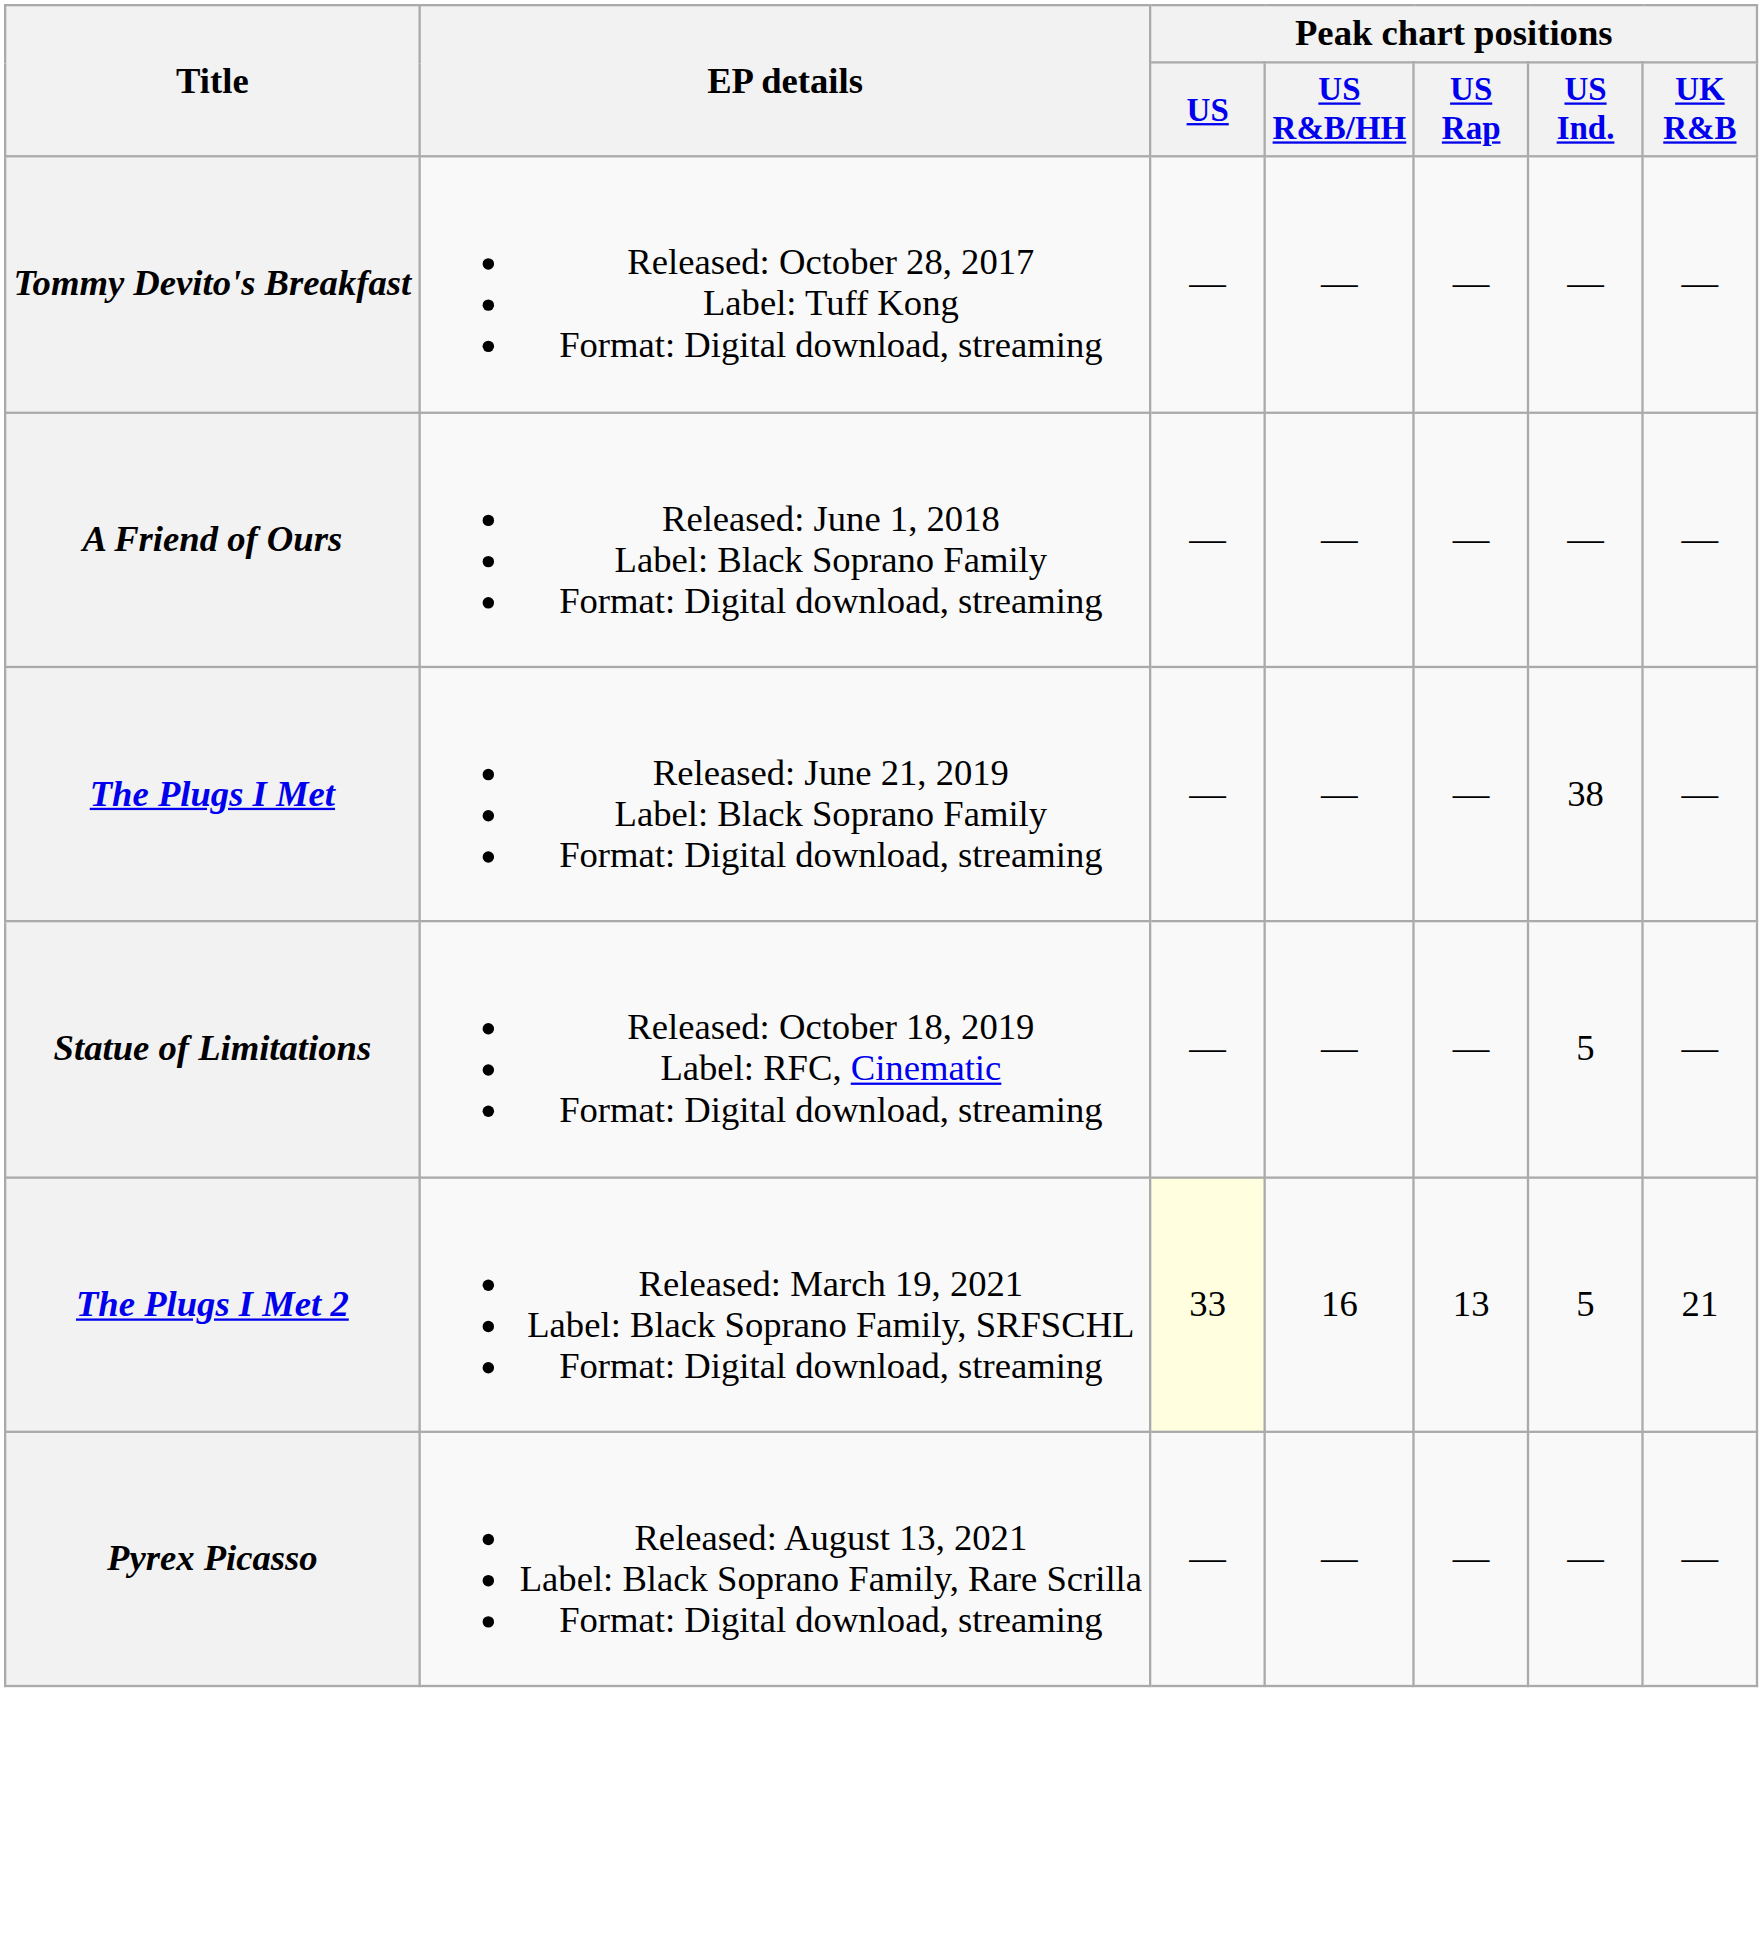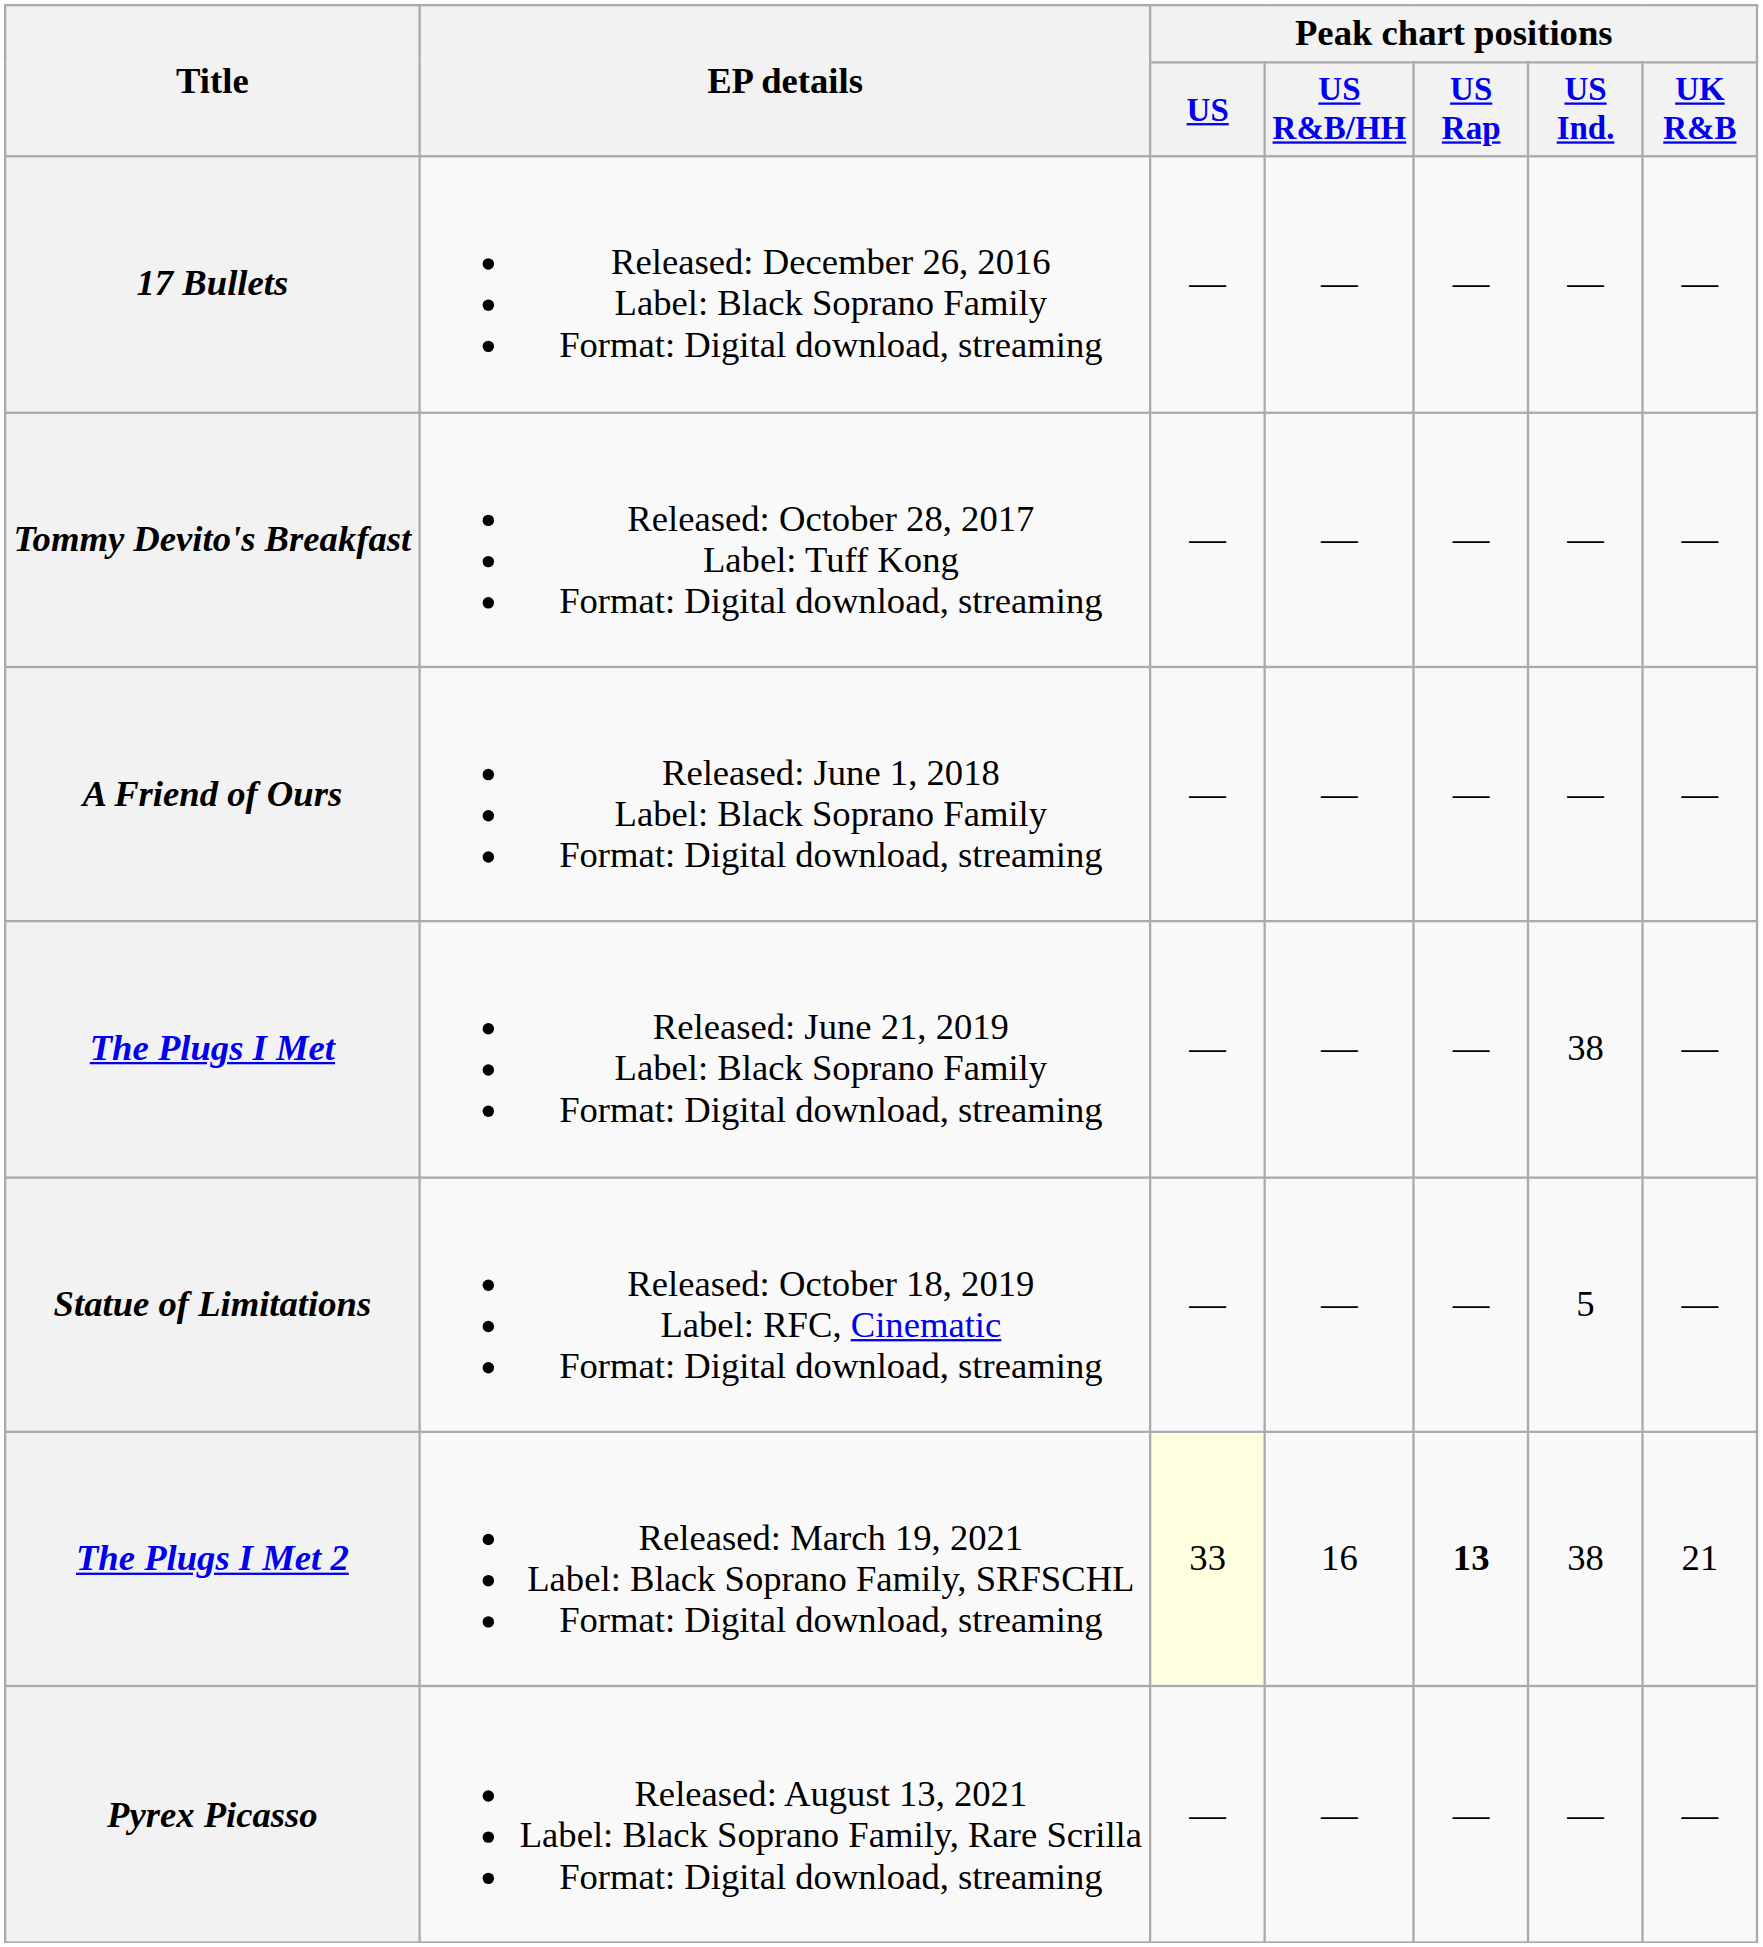+ row: (212, 283)
(1471, 1303) normal -> (1471, 1558) bold
(1586, 1303) 5 -> (1586, 1558) 38
